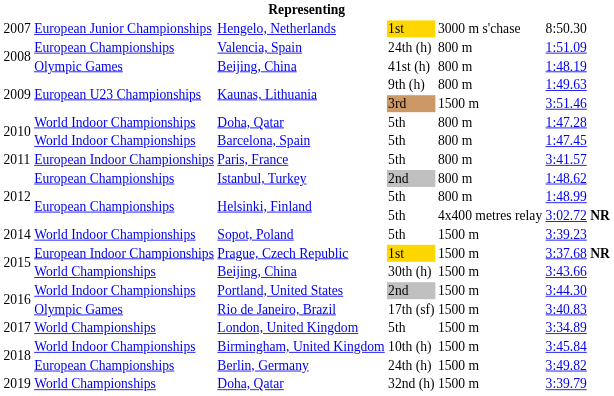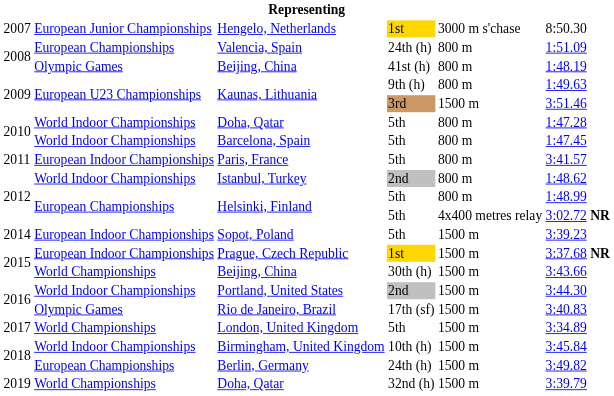(104, 178) European Championships -> (115, 178) World Indoor Championships
(115, 234) World Indoor Championships -> (124, 234) European Indoor Championships
